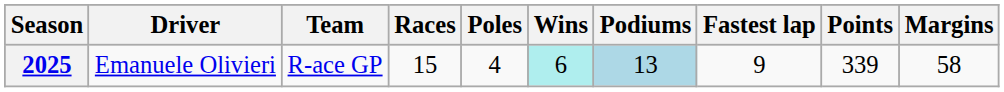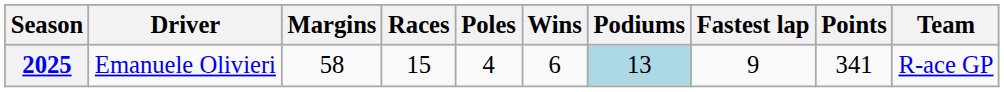columns swapped: (335, 24) <-> (949, 24)
(561, 65) paleturquoise background -> (555, 65) no background
(860, 65) 339 -> (854, 65) 341
